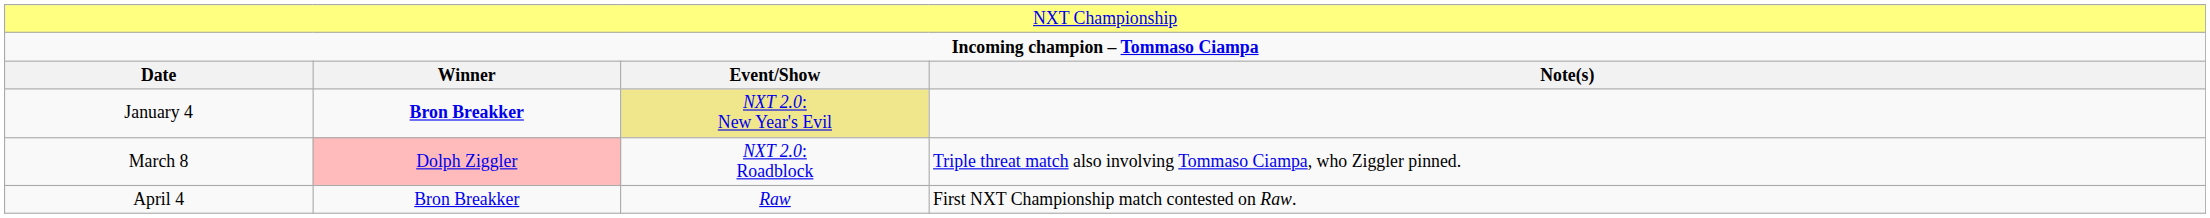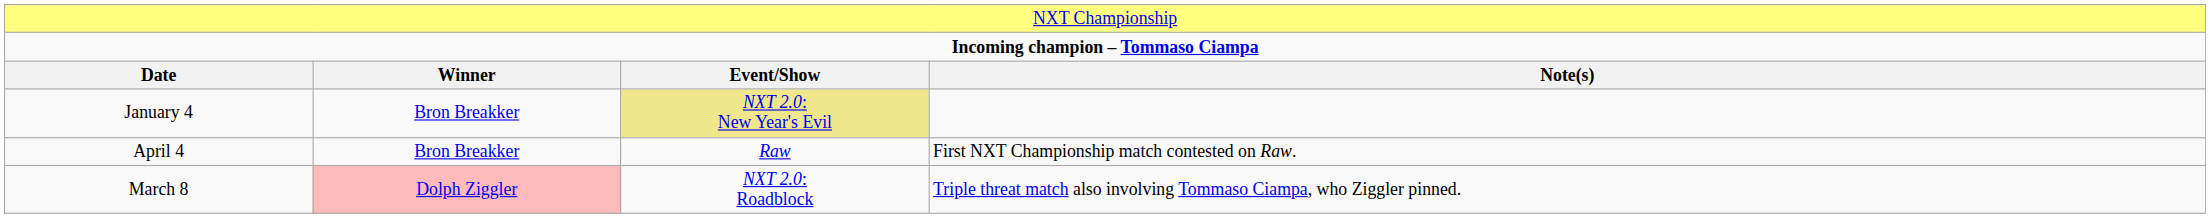(467, 113) bold -> (467, 113) normal
rows swapped: (159, 161) <-> (159, 199)
